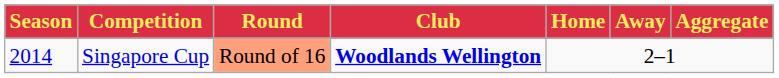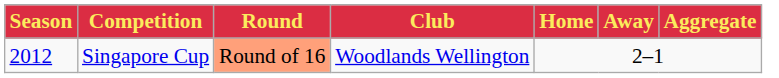(31, 55) 2014 -> (31, 55) 2012
(438, 55) bold -> (432, 55) normal
